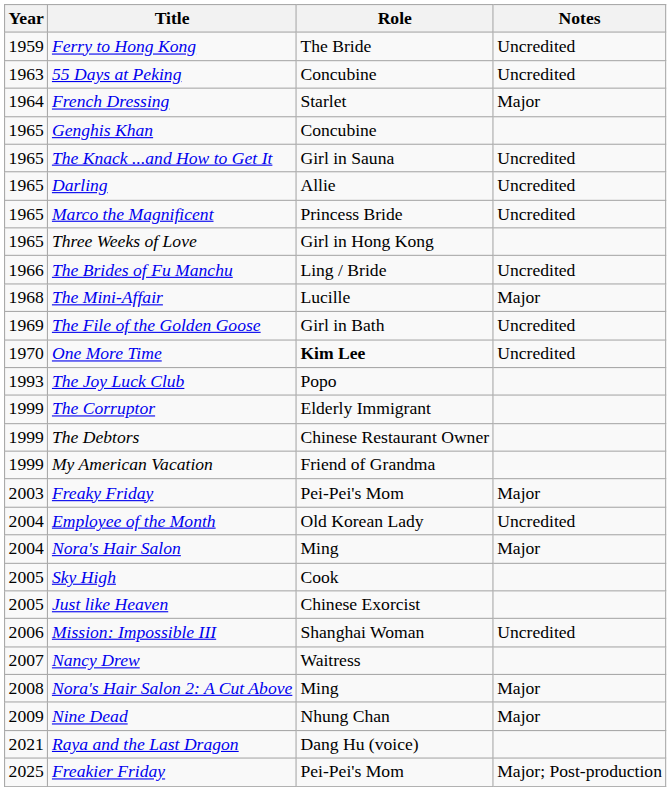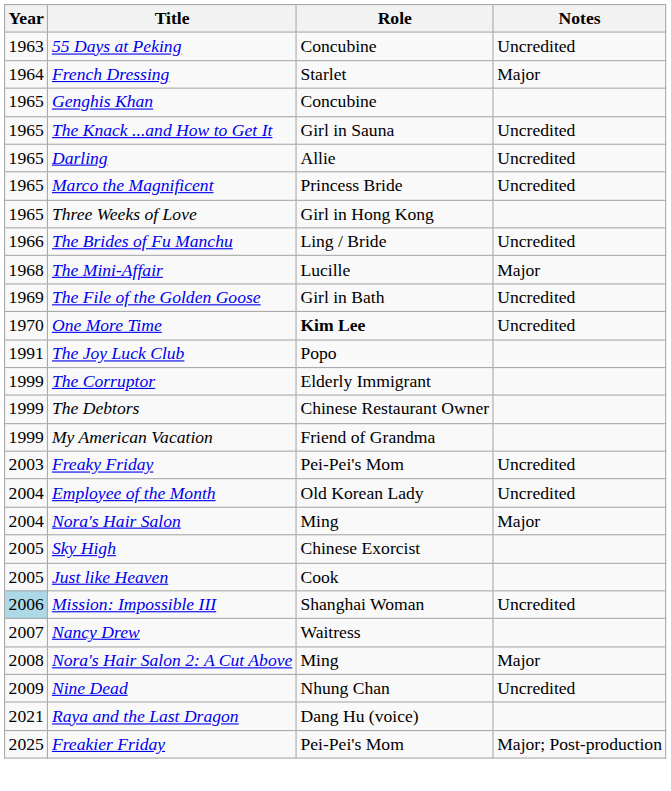- row: (124, 46)
(26, 381) 1993 -> (26, 353) 1991
(519, 492) Major -> (536, 465) Uncredited
(320, 576) Cook -> (360, 548) Chinese Exorcist
(360, 604) Chinese Exorcist -> (320, 576) Cook
(26, 632) no background -> (26, 604) lightblue background
(519, 716) Major -> (536, 688) Uncredited
